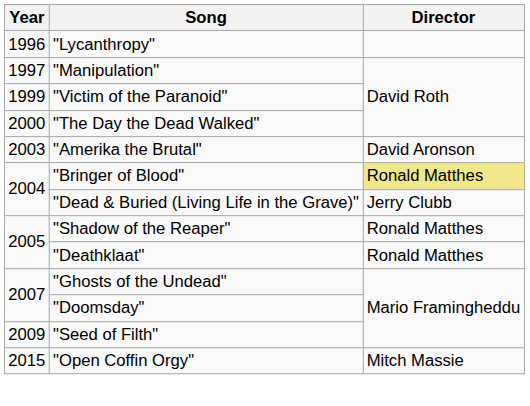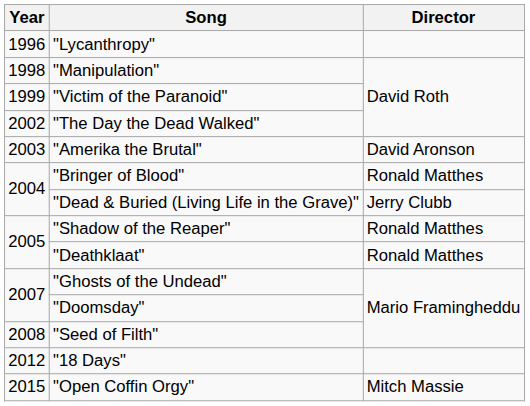(27, 70) 1997 -> (27, 70) 1998
(27, 123) 2000 -> (27, 123) 2002
(425, 176) khaki background -> (425, 176) no background
(27, 334) 2009 -> (27, 334) 2008
+ row: (89, 360)
